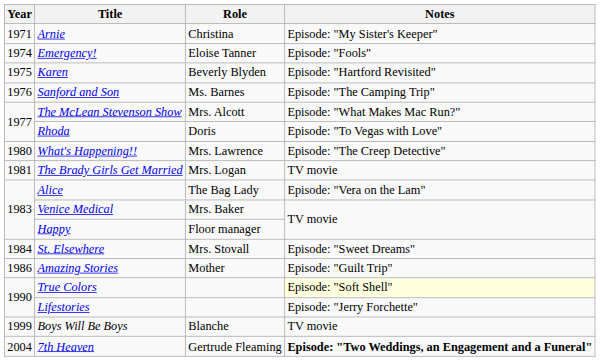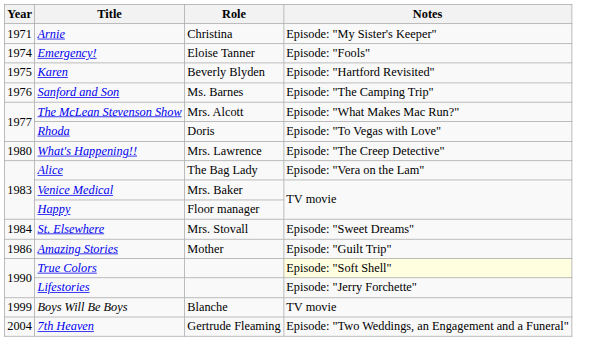- row: (110, 170)
(440, 346) bold -> (428, 326) normal
